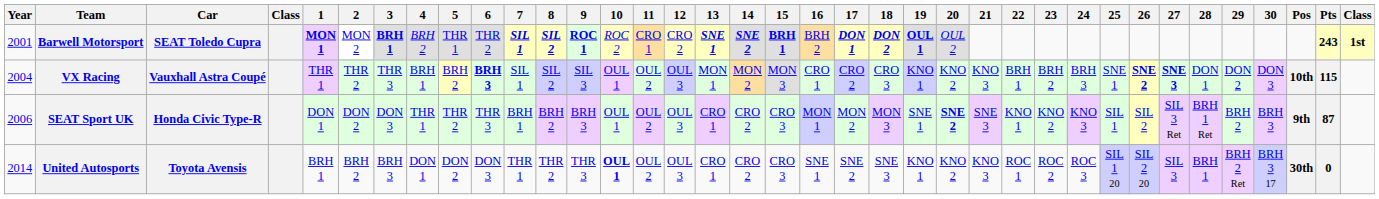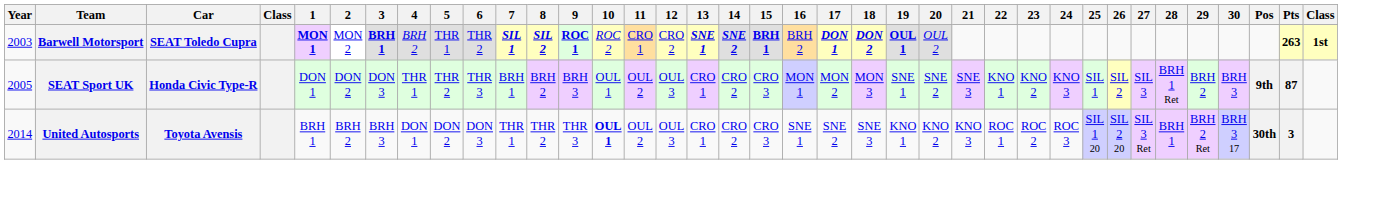(20, 42) 2001 -> (20, 42) 2003
(1328, 42) 243 -> (1291, 42) 263
- row: (91, 76)
(20, 119) 2006 -> (20, 84) 2005
(953, 119) bold -> (936, 84) normal
(1174, 118) SIL 3 Ret -> (1144, 84) SIL 3
(1174, 168) SIL 3 -> (1144, 133) SIL 3 Ret
(1328, 168) 0 -> (1291, 133) 3
